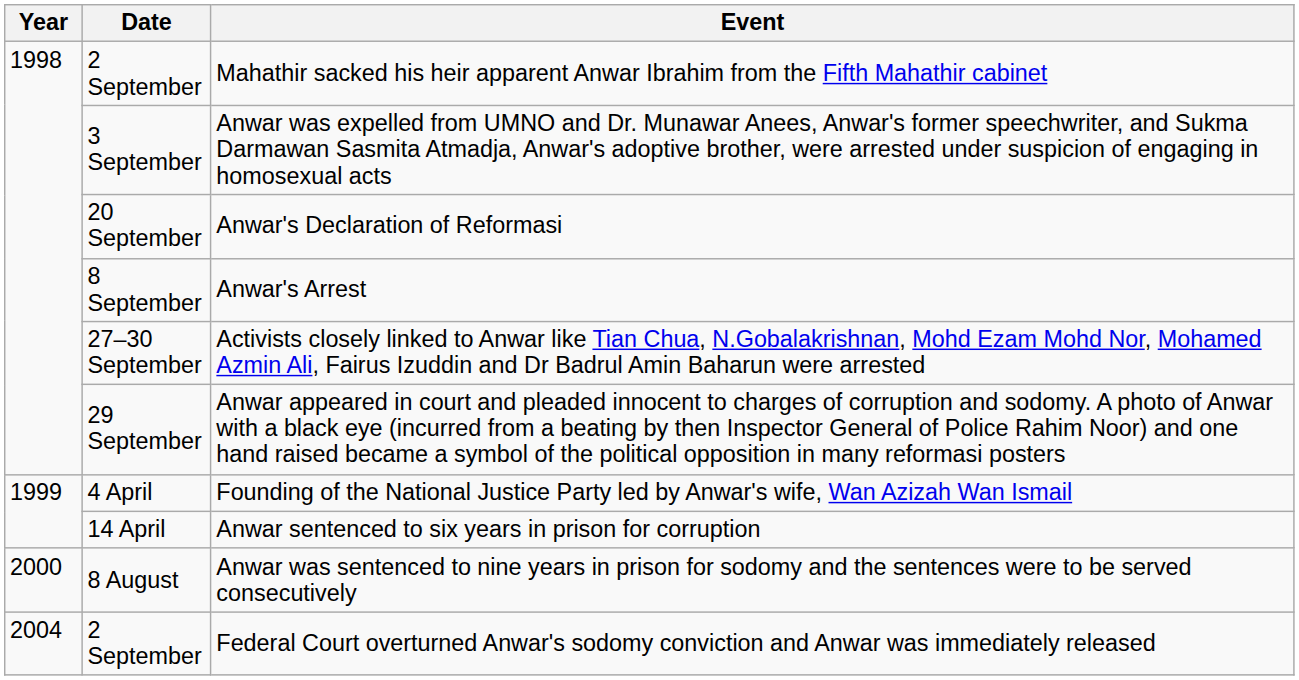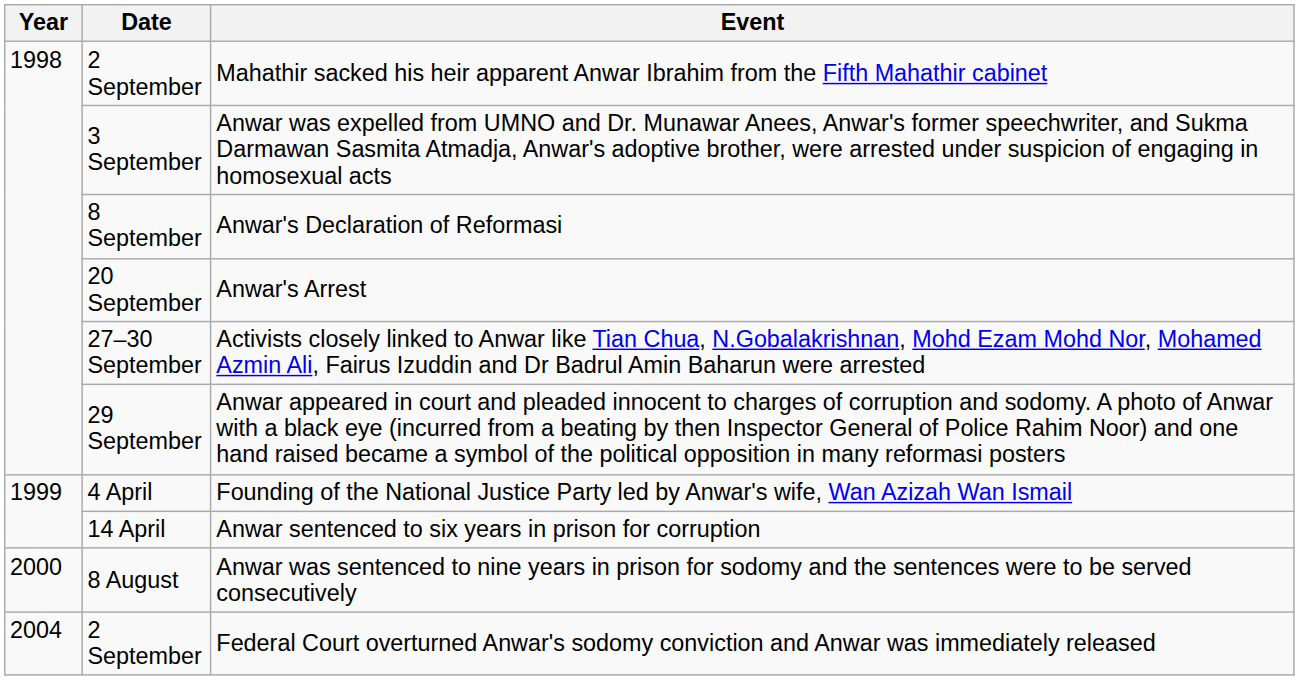(145, 226) 20 September -> (145, 226) 8 September
(145, 289) 8 September -> (145, 289) 20 September
